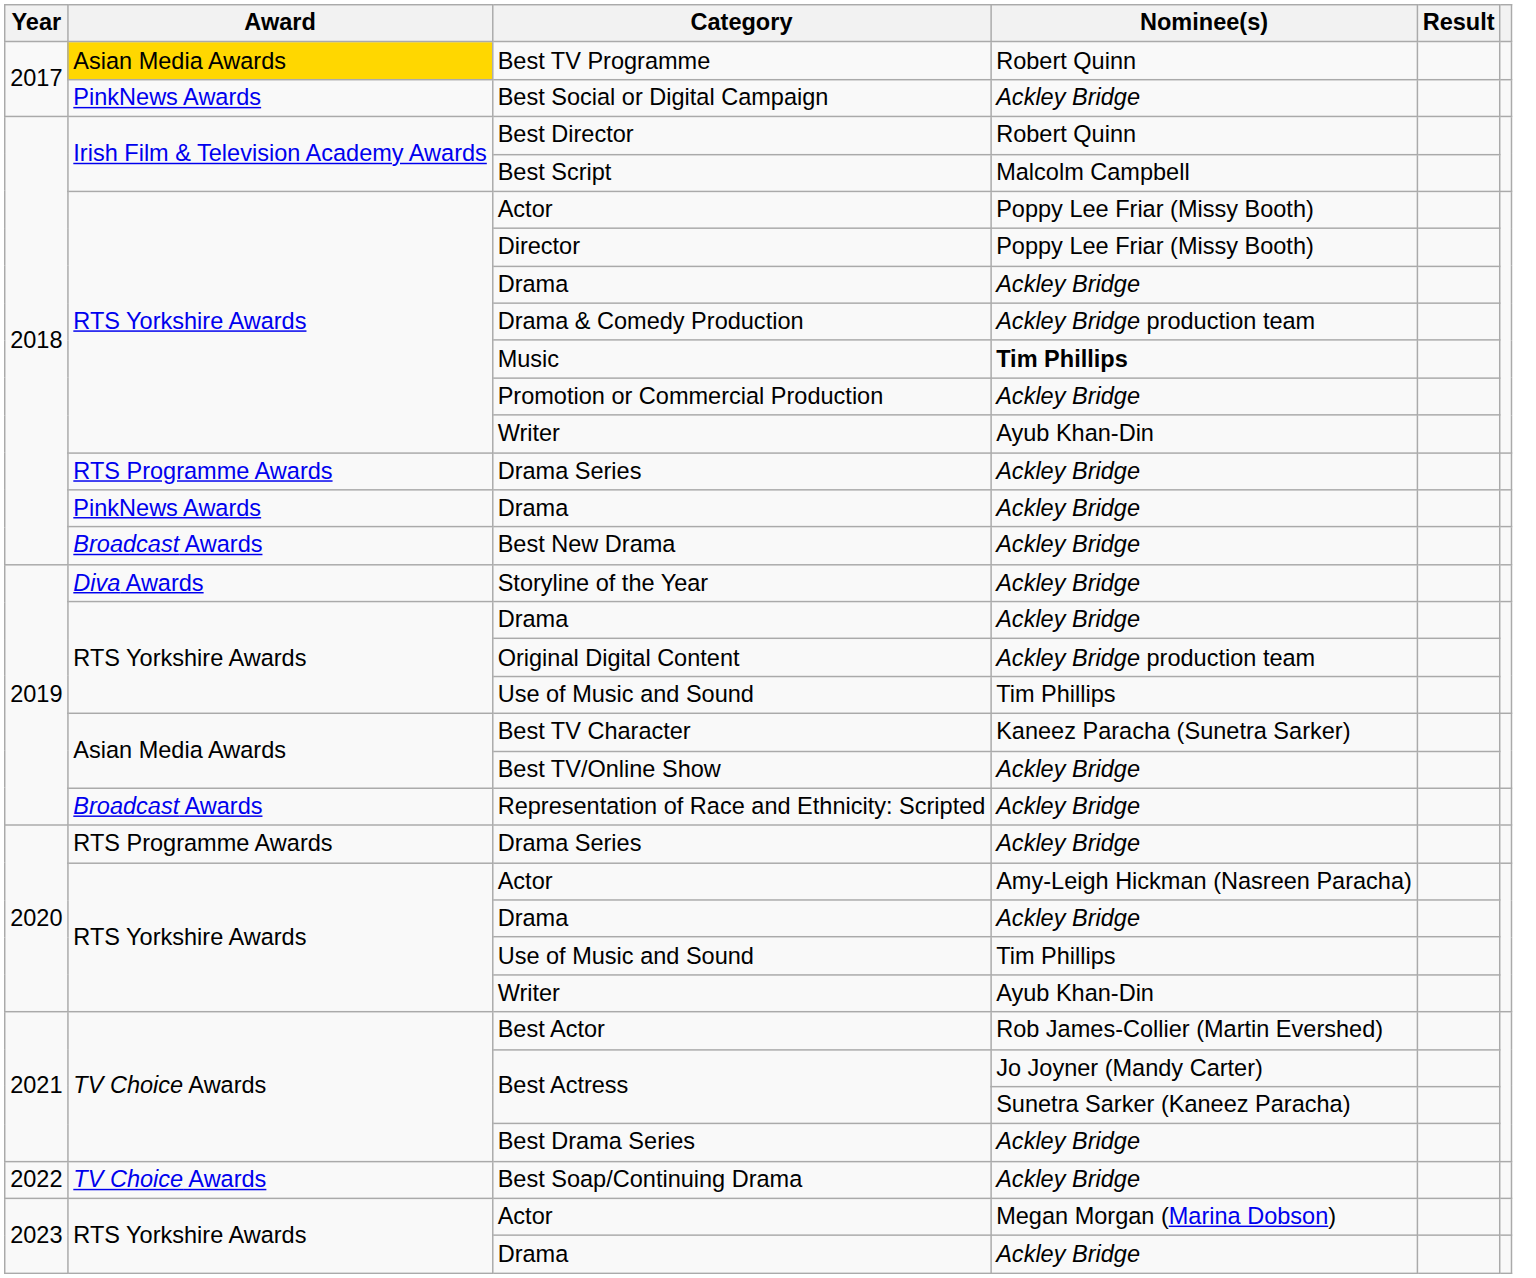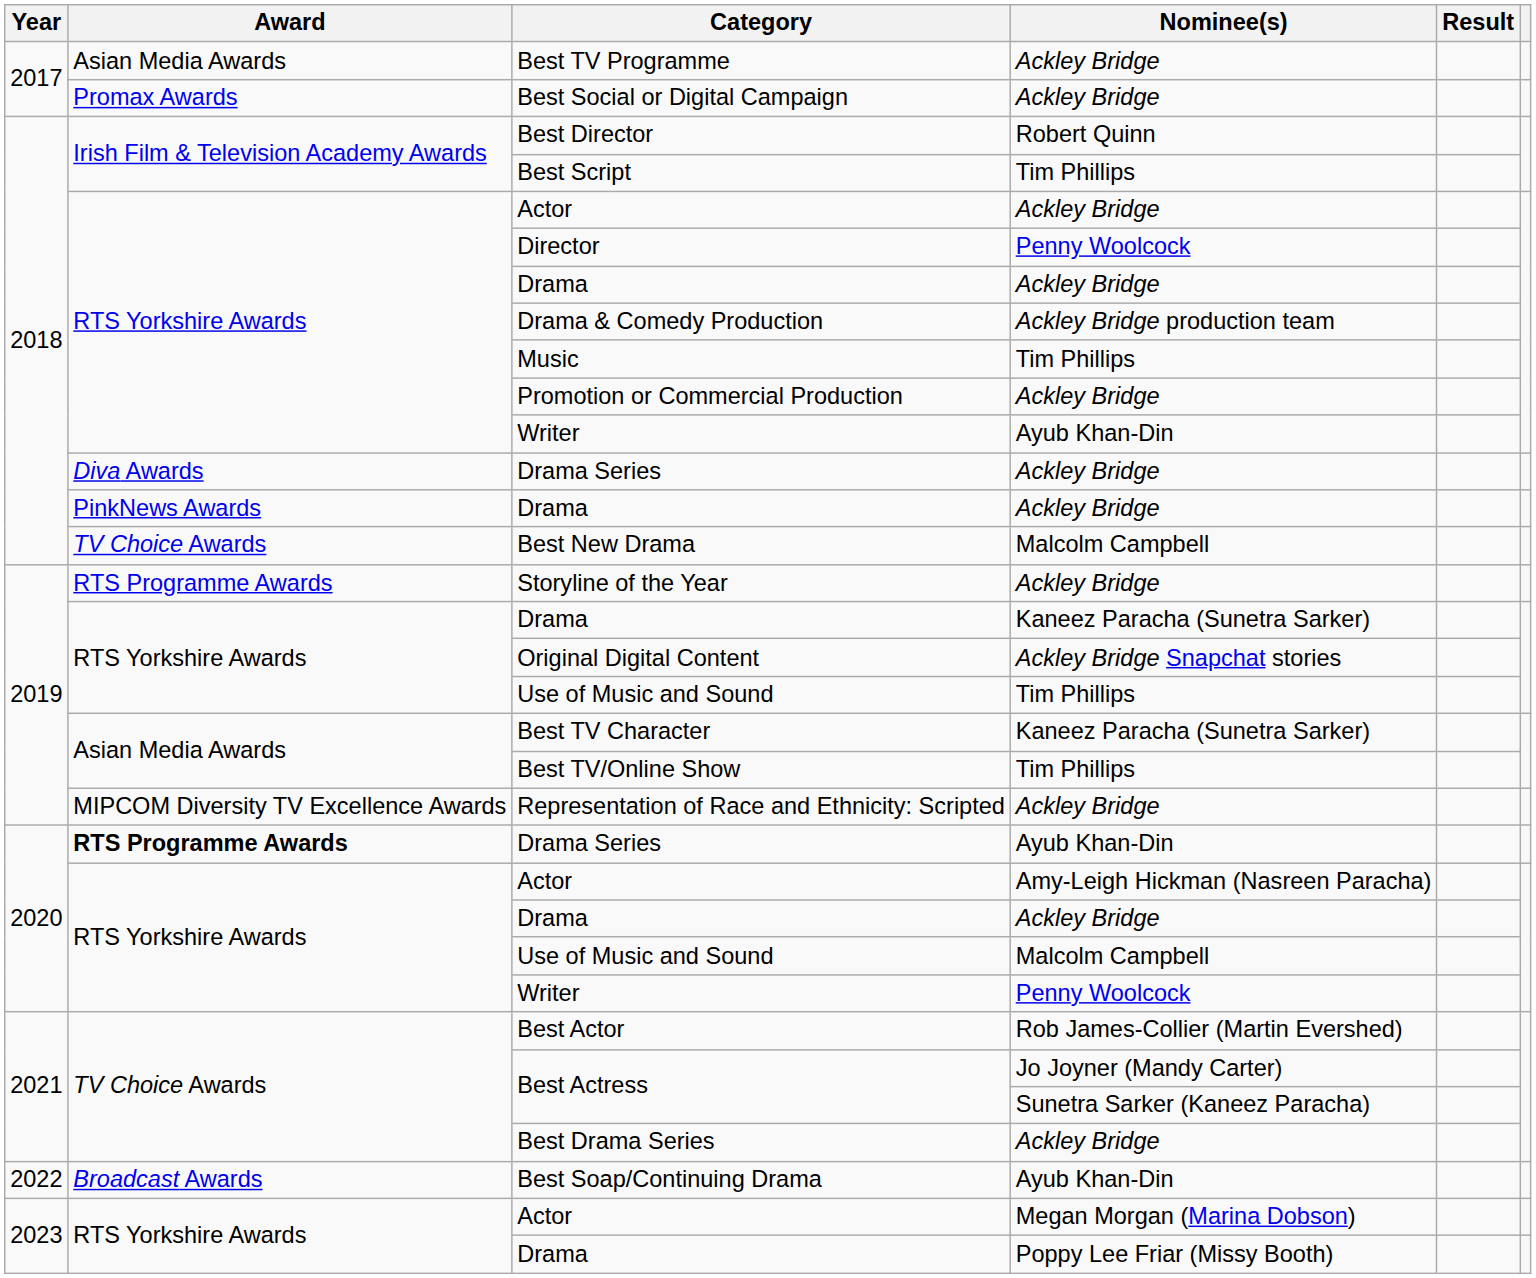(180, 60) gold background -> (180, 60) no background
(1066, 60) Robert Quinn -> (1088, 60) Ackley Bridge
(167, 97) PinkNews Awards -> (155, 97) Promax Awards
(1093, 172) Malcolm Campbell -> (1075, 172) Tim Phillips
(1155, 209) Poppy Lee Friar (Missy Booth) -> (1088, 209) Ackley Bridge
(1155, 246) Poppy Lee Friar (Missy Booth) -> (1103, 246) Penny Woolcock
(1062, 358) bold -> (1075, 358) normal
(203, 470) RTS Programme Awards -> (138, 470) Diva Awards
(168, 545) Broadcast Awards -> (170, 545) TV Choice Awards
(1068, 545) Ackley Bridge -> (1112, 545) Malcolm Campbell
(138, 582) Diva Awards -> (203, 582) RTS Programme Awards
(1068, 619) Ackley Bridge -> (1193, 619) Kaneez Paracha (Sunetra Sarker)
(1156, 657) Ackley Bridge production team -> (1179, 657) Ackley Bridge Snapchat stories
(1068, 769) Ackley Bridge -> (1075, 769) Tim Phillips
(168, 806) Broadcast Awards -> (290, 806) MIPCOM Diversity TV Excellence Awards
(203, 843) normal -> (211, 843) bold
(1068, 843) Ackley Bridge -> (1095, 843) Ayub Khan-Din
(1056, 955) Tim Phillips -> (1112, 955) Malcolm Campbell
(1075, 992) Ayub Khan-Din -> (1103, 992) Penny Woolcock
(170, 1179) TV Choice Awards -> (168, 1179) Broadcast Awards
(1068, 1179) Ackley Bridge -> (1095, 1179) Ayub Khan-Din
(1068, 1254) Ackley Bridge -> (1175, 1254) Poppy Lee Friar (Missy Booth)
